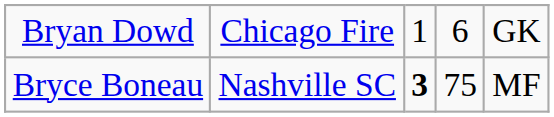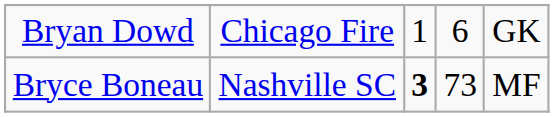(460, 84) 75 -> (460, 84) 73
